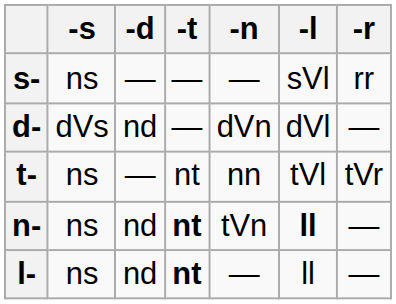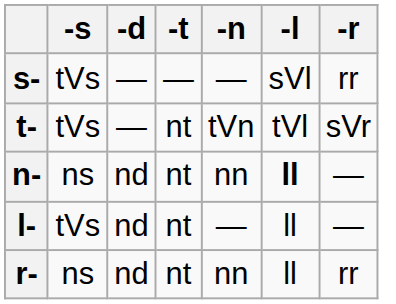(82, 77) ns -> (78, 77) tVs
- row: (27, 126)
(82, 175) ns -> (78, 126) tVs
(244, 175) nn -> (231, 126) tVn
(364, 175) tVr -> (348, 126) sVr
(187, 224) bold -> (178, 175) normal
(244, 224) tVn -> (231, 175) nn
(82, 273) ns -> (78, 224) tVs
(187, 273) bold -> (178, 224) normal
+ row: (27, 273)
